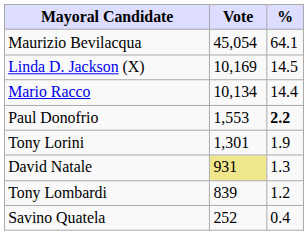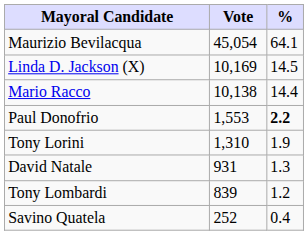(235, 92) 10,134 -> (235, 92) 10,138
(231, 142) 1,301 -> (231, 142) 1,310
(225, 167) khaki background -> (225, 167) no background
